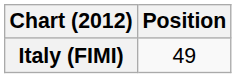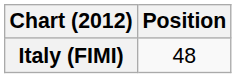(184, 55) 49 -> (184, 55) 48
